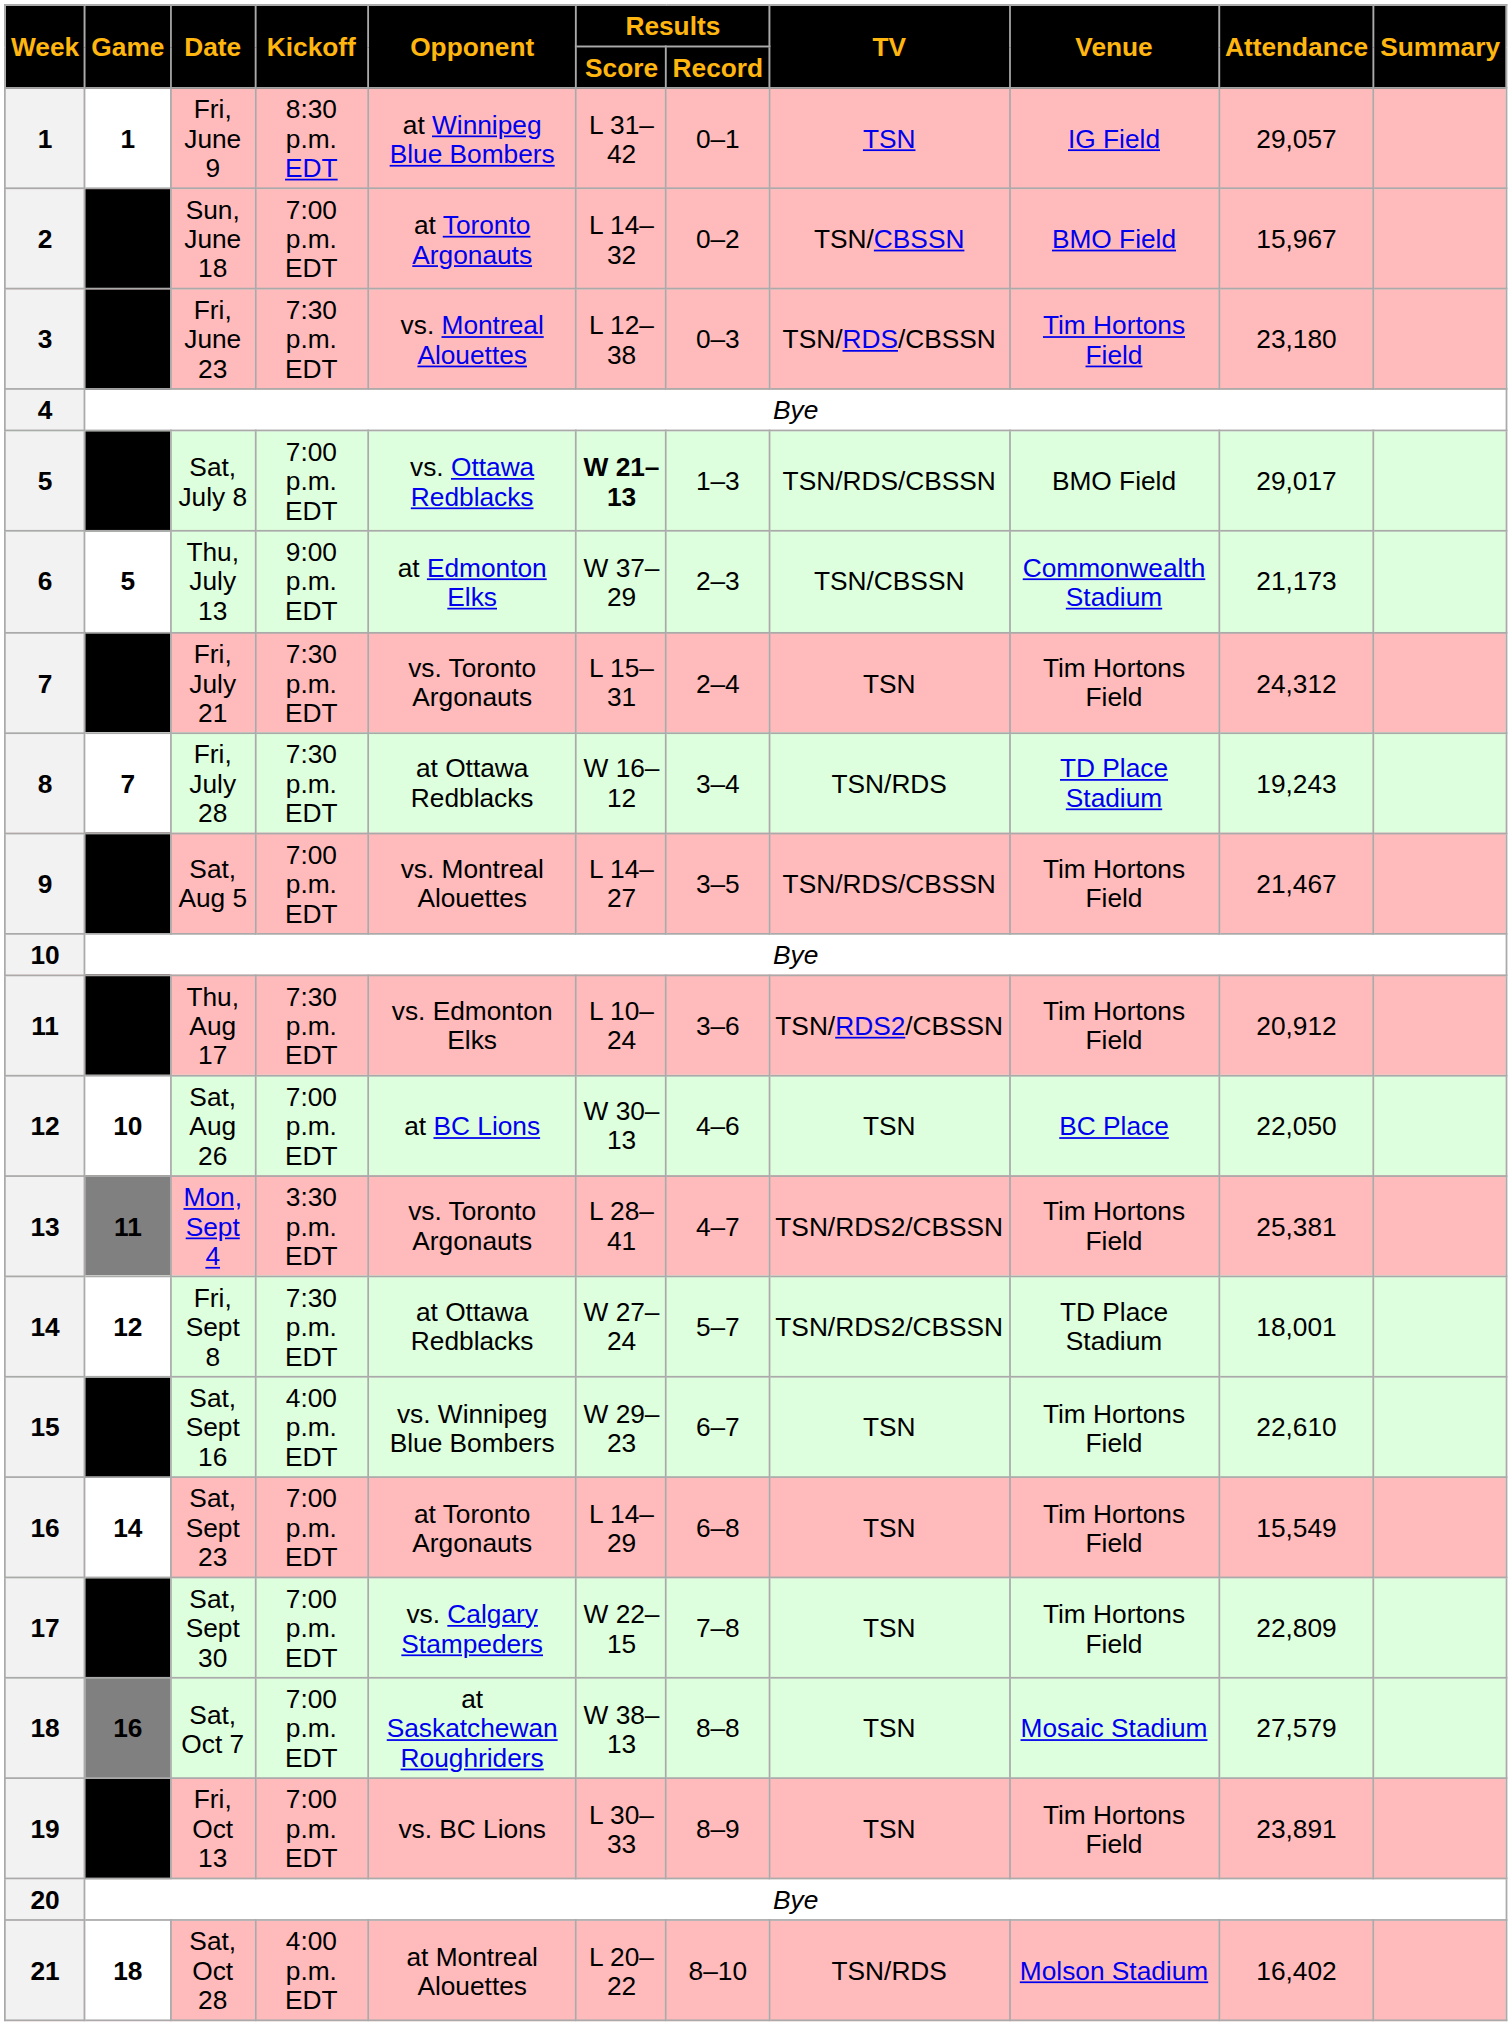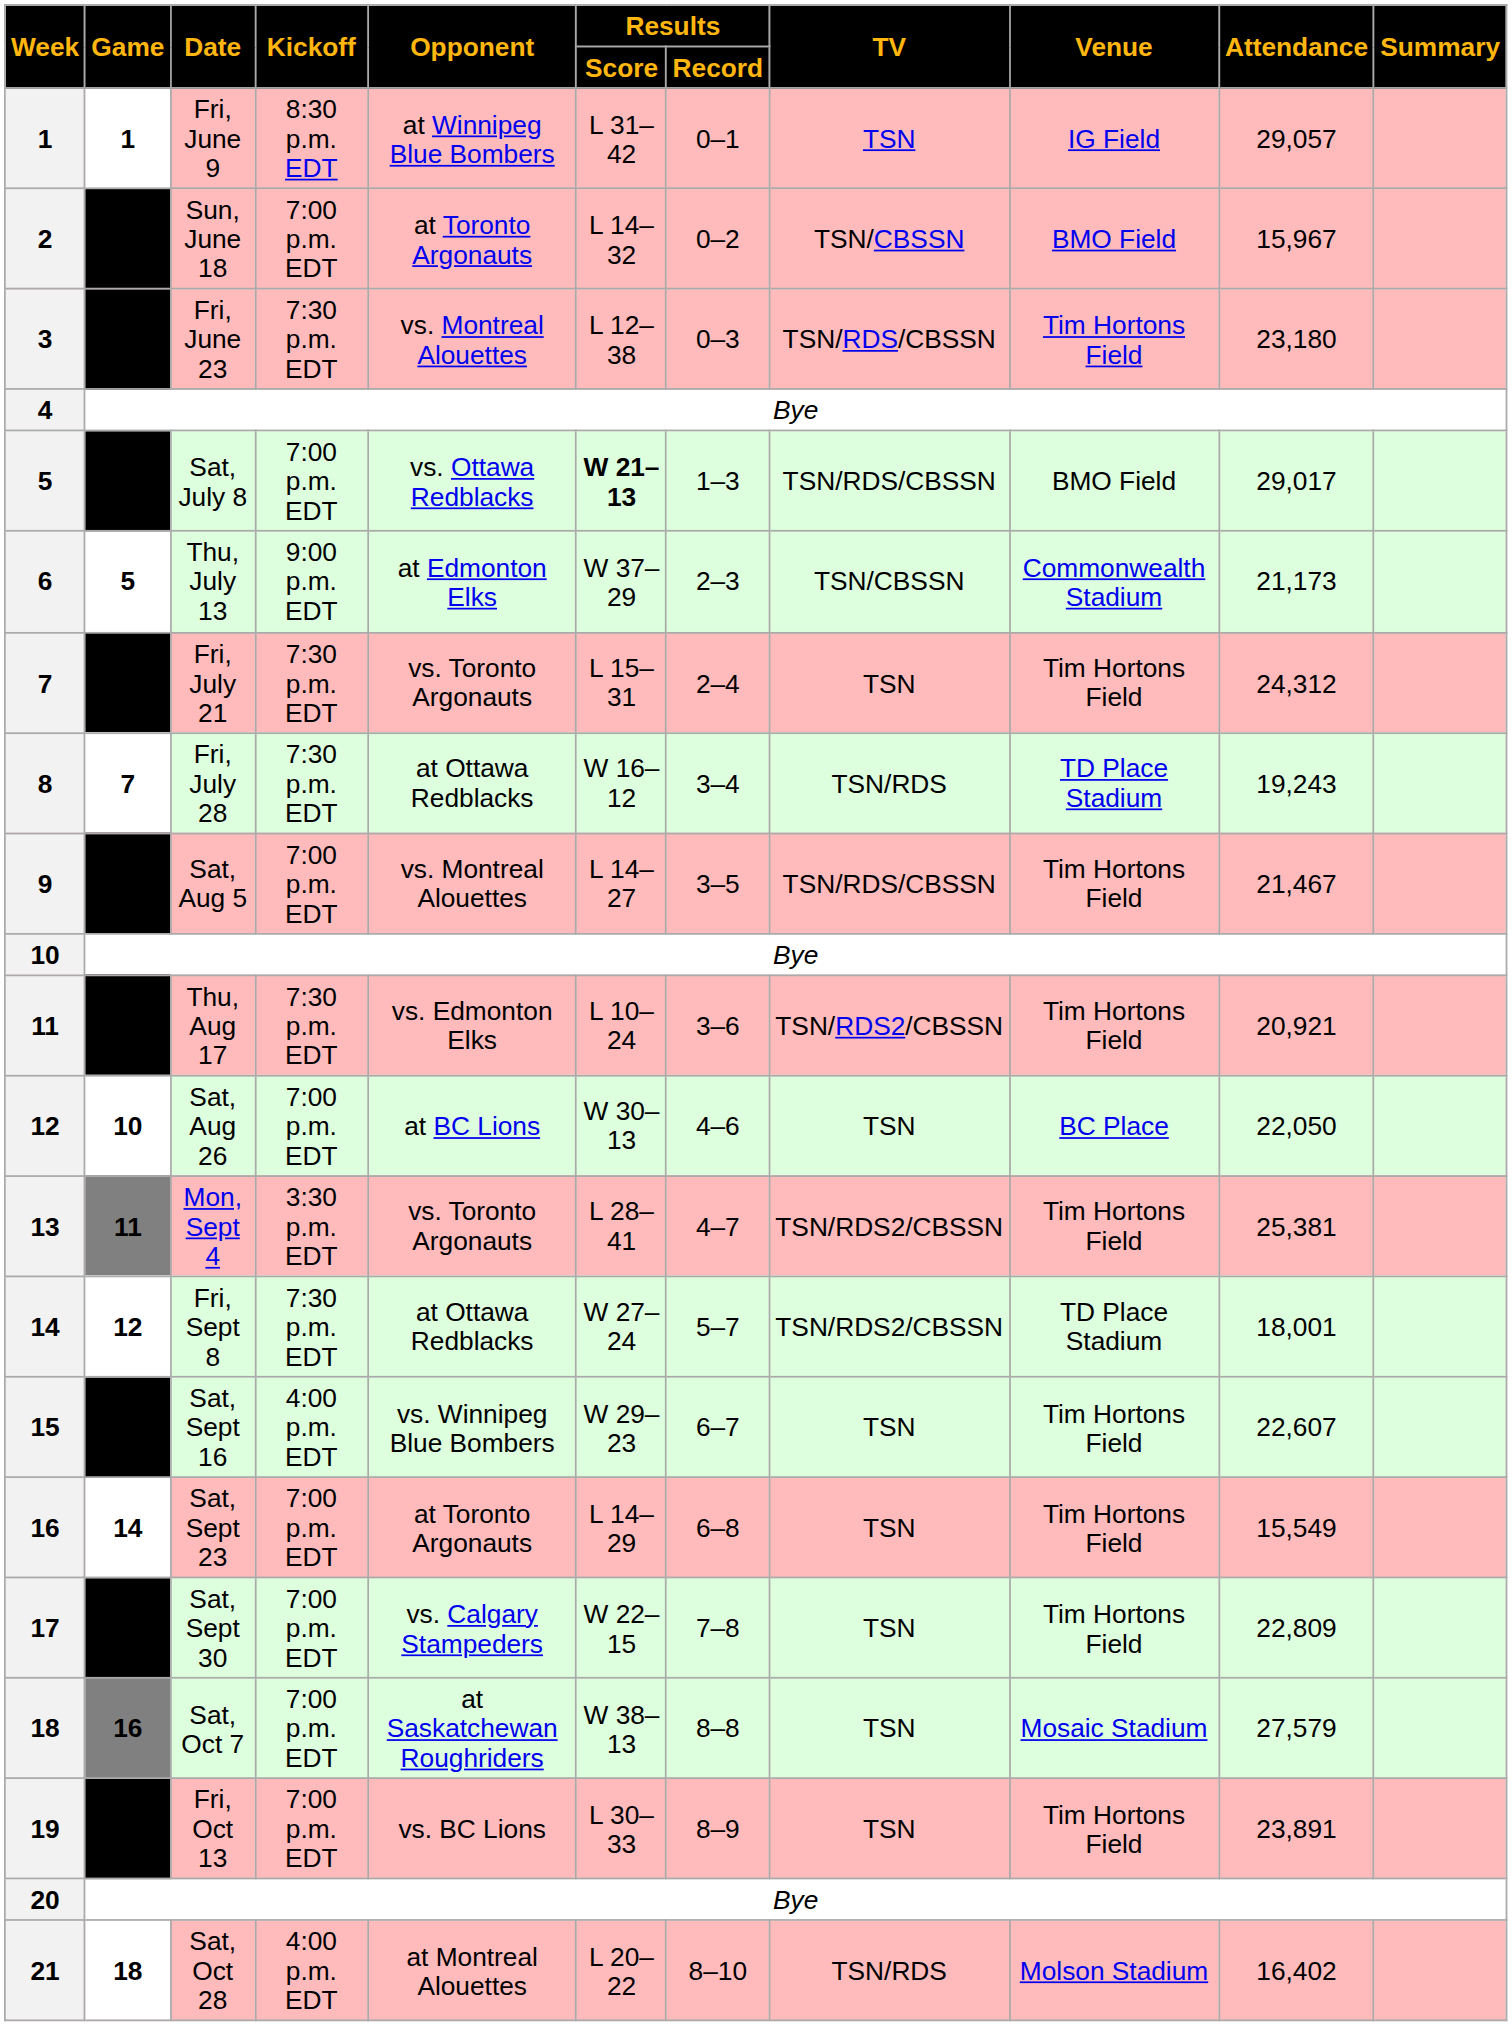(1296, 1025) 20,912 -> (1296, 1025) 20,921
(1296, 1427) 22,610 -> (1296, 1427) 22,607
